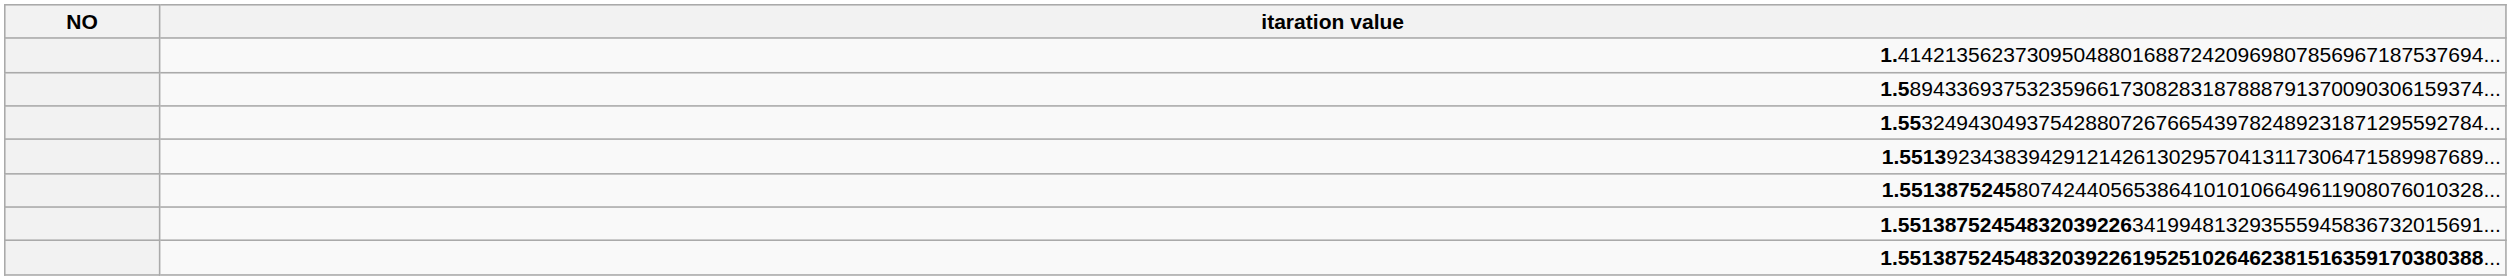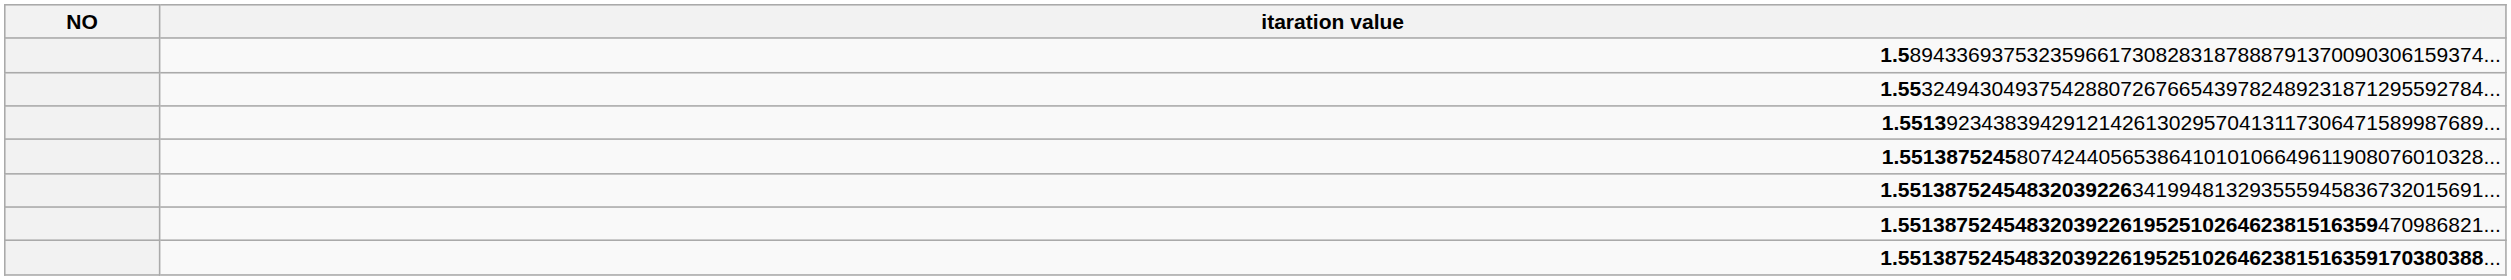- row: (2191, 56)
+ row: (2191, 224)
